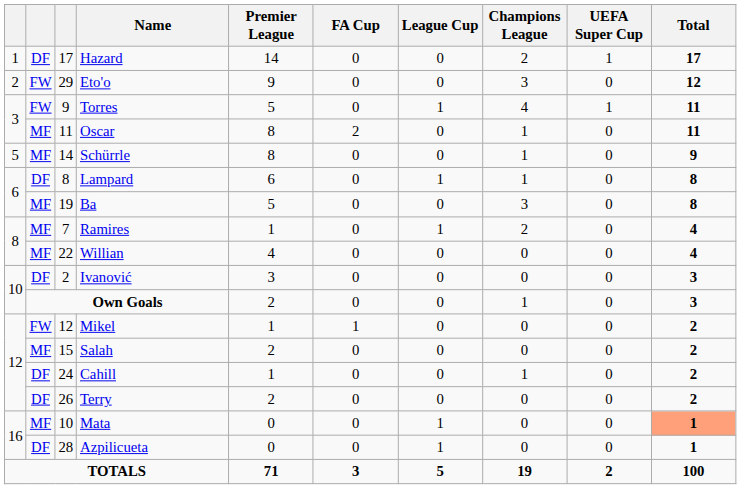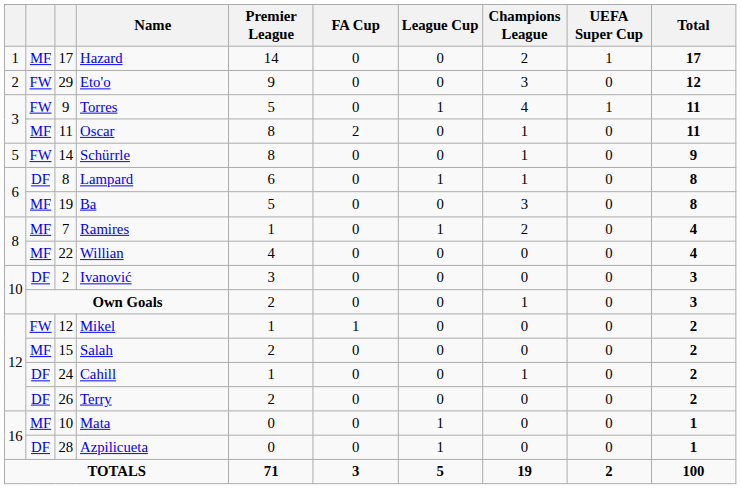(41, 58) DF -> (41, 58) MF
(41, 155) MF -> (41, 155) FW
(693, 423) lightsalmon background -> (693, 423) no background
